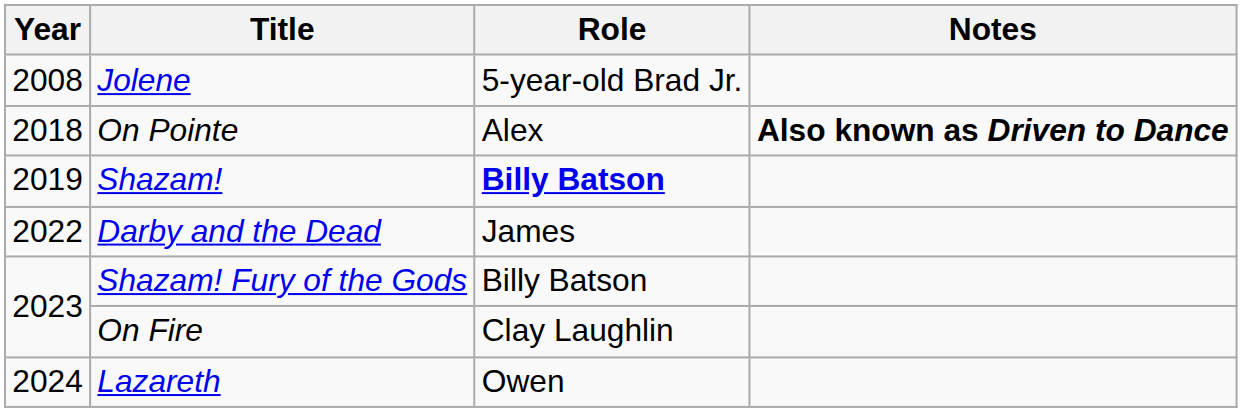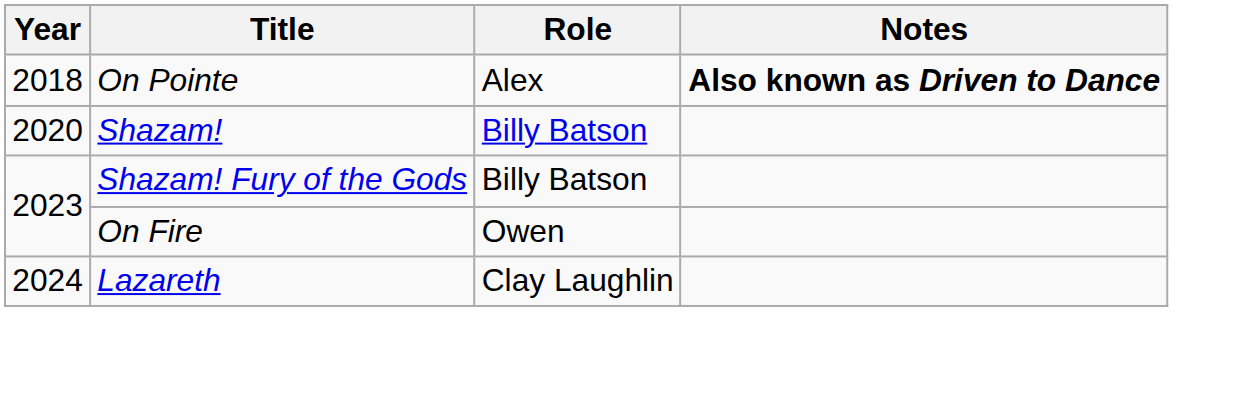- row: (144, 79)
(48, 180) 2019 -> (48, 130) 2020
(573, 180) bold -> (564, 130) normal
- row: (239, 230)
(578, 331) Clay Laughlin -> (523, 230) Owen
(523, 381) Owen -> (578, 280) Clay Laughlin
